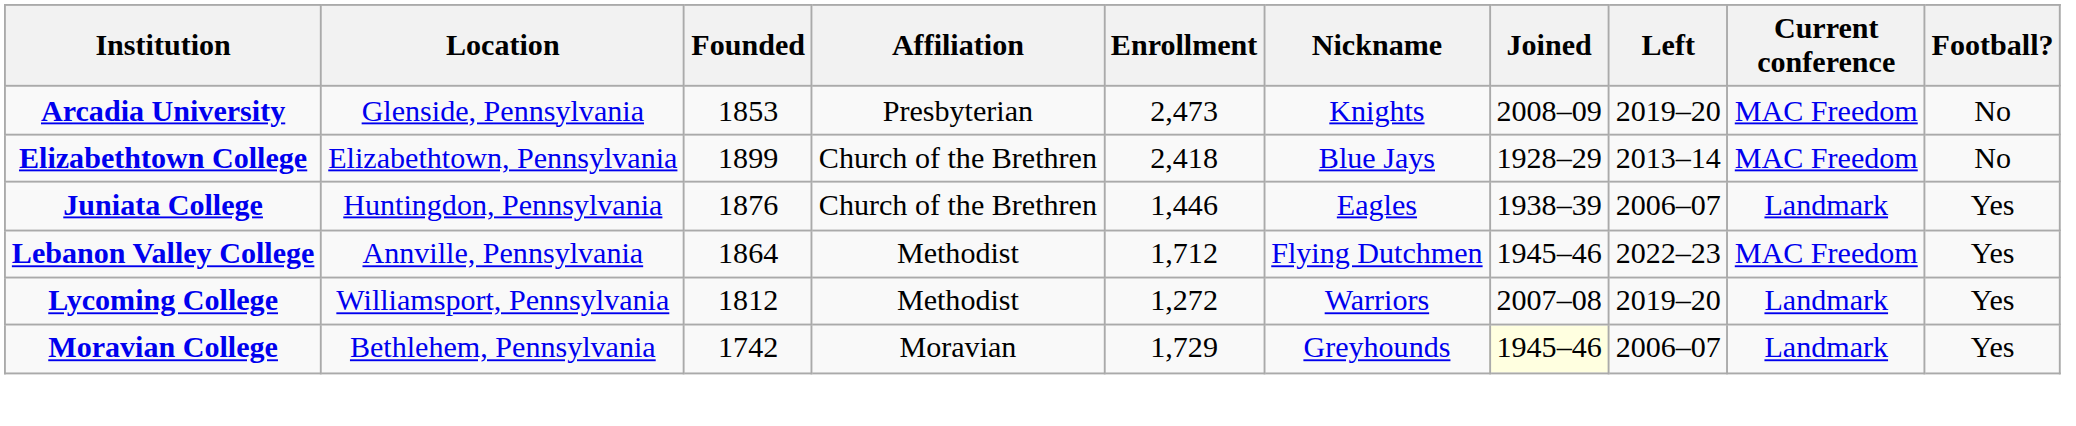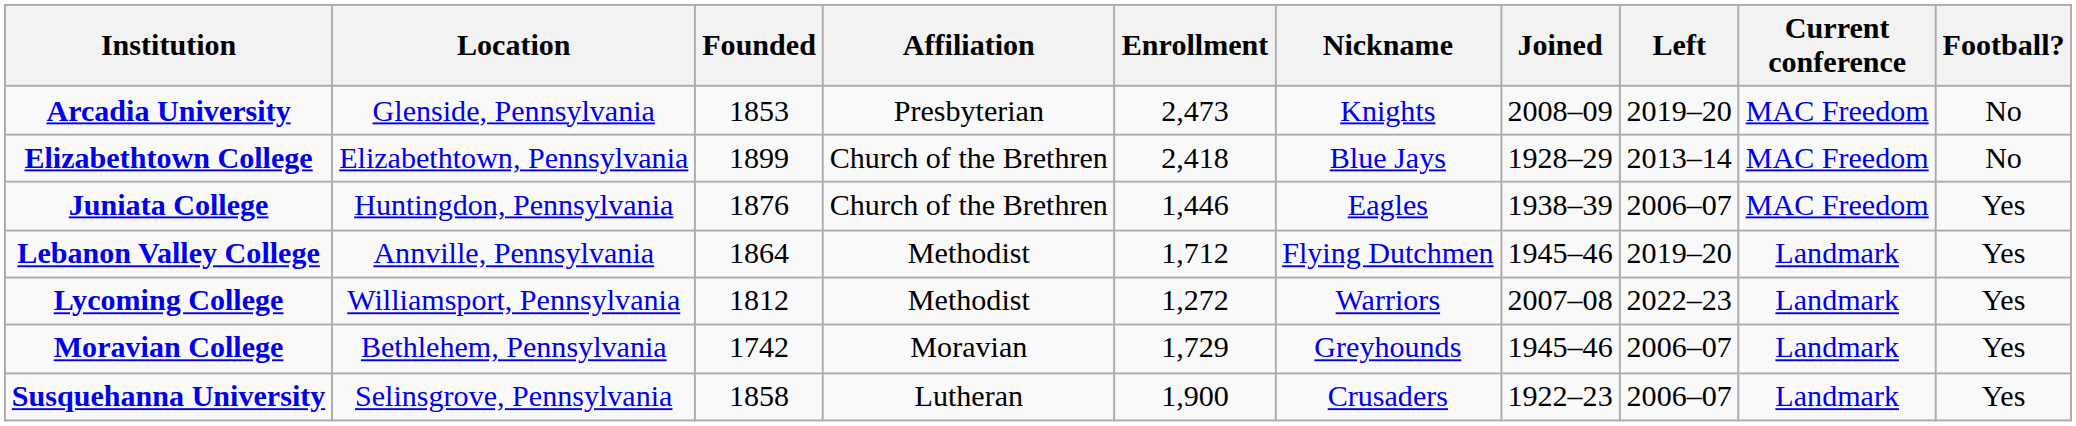(1826, 205) Landmark -> (1837, 205) MAC Freedom
(1668, 253) 2022–23 -> (1679, 253) 2019–20
(1826, 253) MAC Freedom -> (1837, 253) Landmark
(1668, 300) 2019–20 -> (1679, 300) 2022–23
(1549, 348) lightyellow background -> (1560, 348) no background
+ row: (169, 396)
